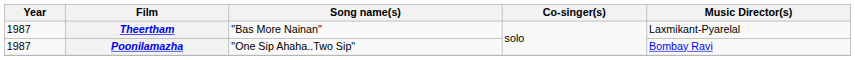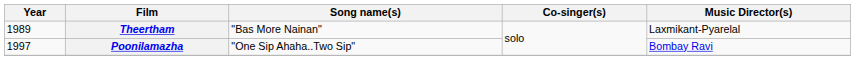(19, 30) 1987 -> (19, 30) 1989
(19, 47) 1987 -> (19, 47) 1997
